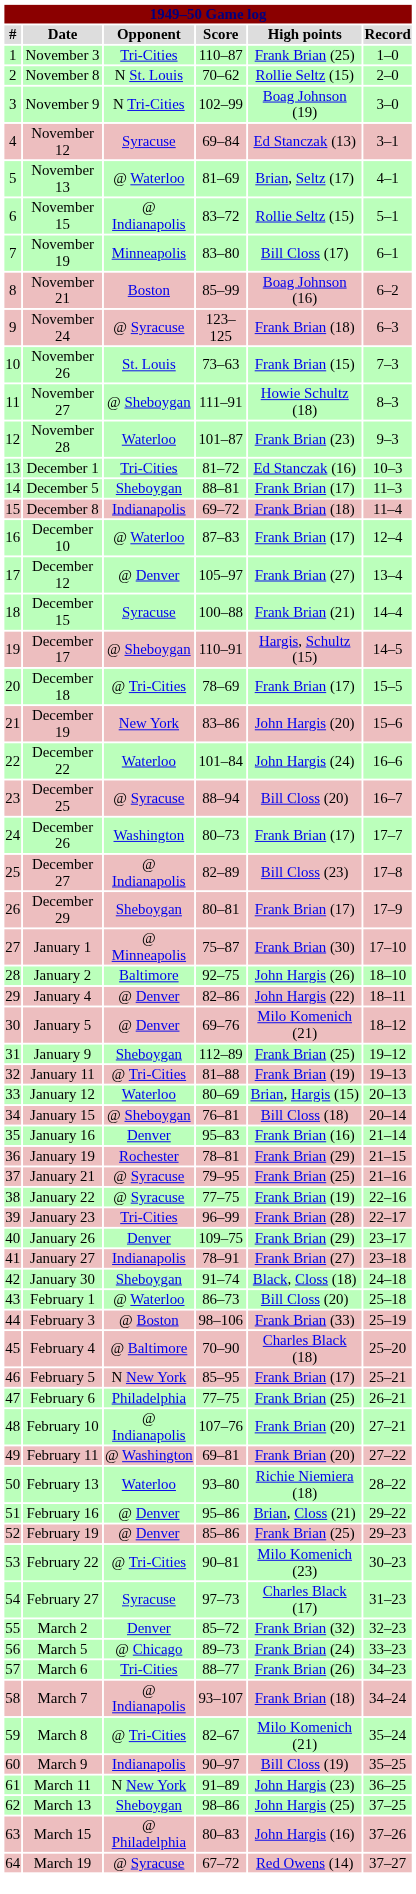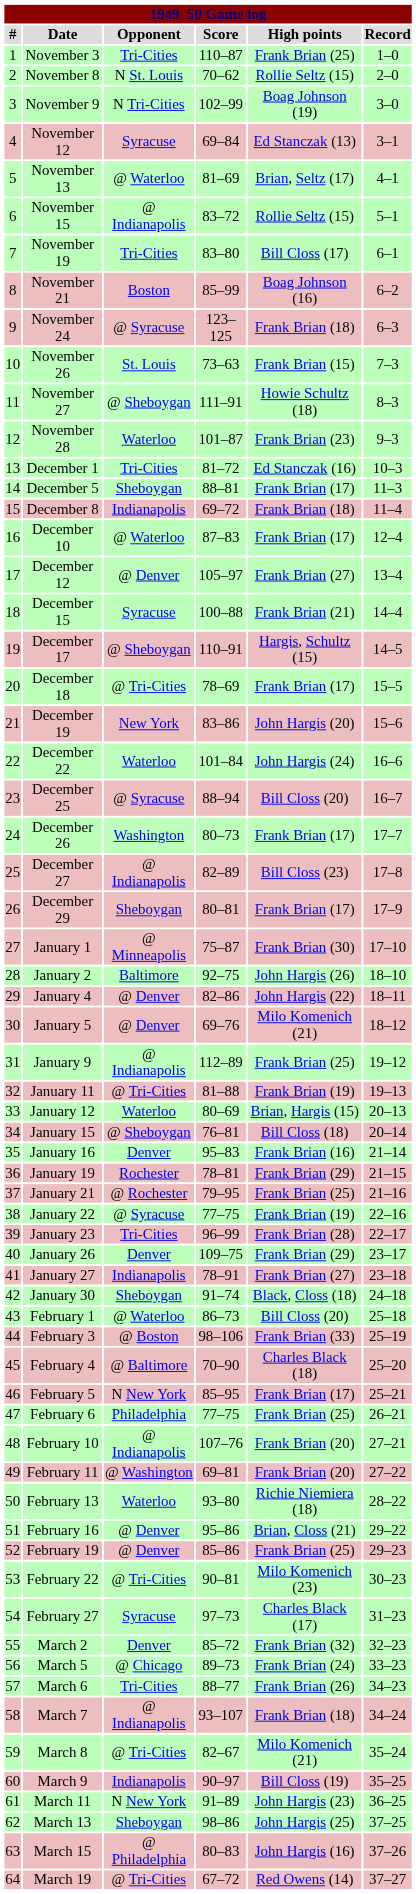(149, 253) Minneapolis -> (149, 253) Tri-Cities
(149, 1053) Sheboygan -> (149, 1062) @ Indianapolis
(149, 1176) @ Syracuse -> (149, 1193) @ Rochester
(149, 1863) @ Syracuse -> (149, 1879) @ Tri-Cities
